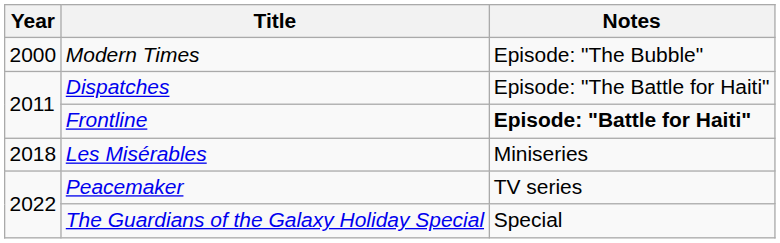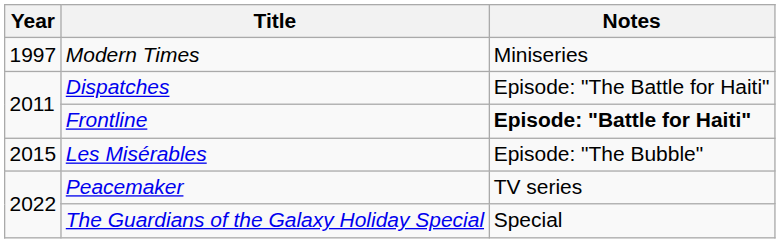(33, 54) 2000 -> (33, 54) 1997
(598, 54) Episode: "The Bubble" -> (541, 54) Miniseries
(33, 154) 2018 -> (33, 154) 2015
(541, 154) Miniseries -> (598, 154) Episode: "The Bubble"
